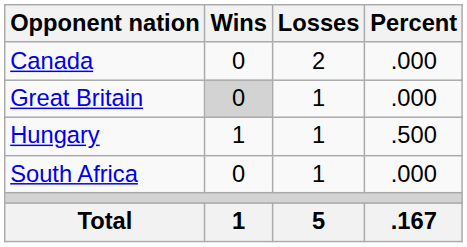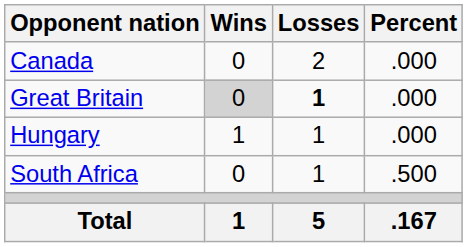(319, 98) normal -> (319, 98) bold
(414, 135) .500 -> (414, 135) .000
(414, 173) .000 -> (414, 173) .500
